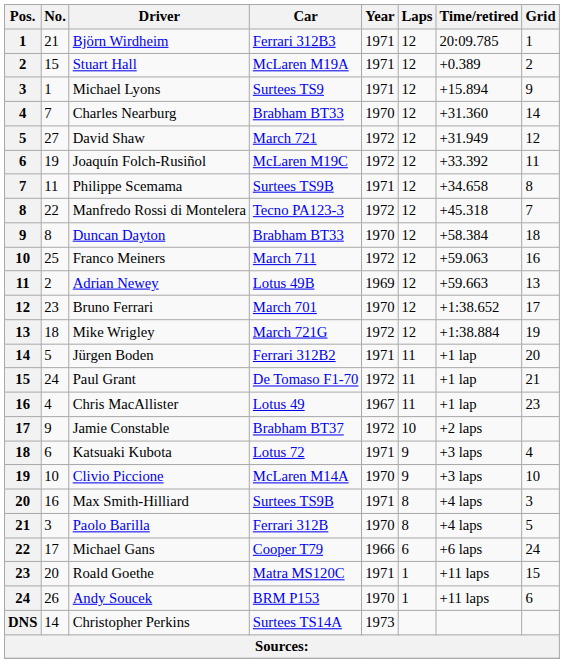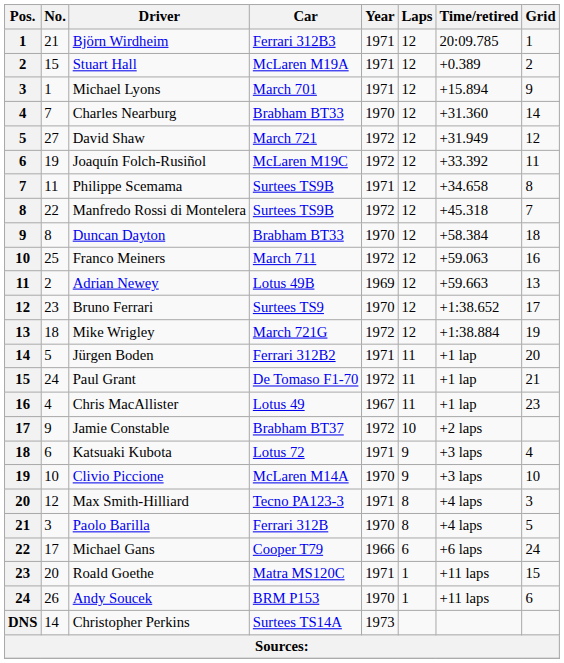(288, 89) Surtees TS9 -> (285, 89) March 701
(298, 210) Tecno PA123-3 -> (293, 210) Surtees TS9B
(285, 307) March 701 -> (288, 307) Surtees TS9
(52, 501) 16 -> (52, 501) 12
(293, 501) Surtees TS9B -> (298, 501) Tecno PA123-3
